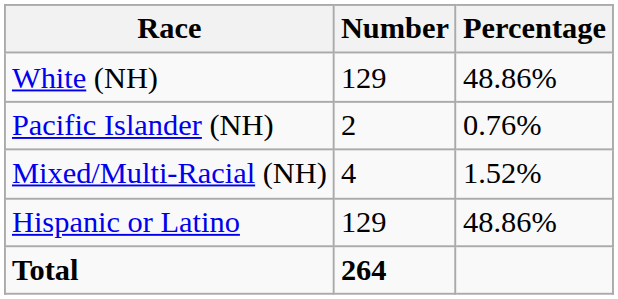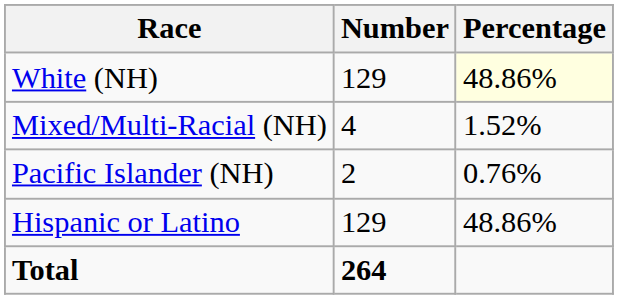(510, 76) no background -> (510, 76) lightyellow background
rows swapped: (143, 125) <-> (169, 173)
